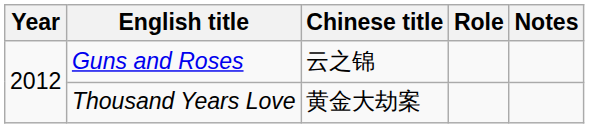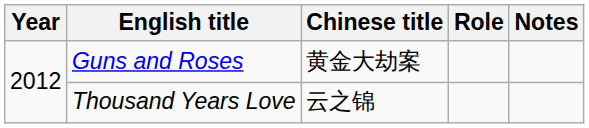(341, 60) 云之锦 -> (364, 60) 黄金大劫案
(364, 101) 黄金大劫案 -> (341, 101) 云之锦
